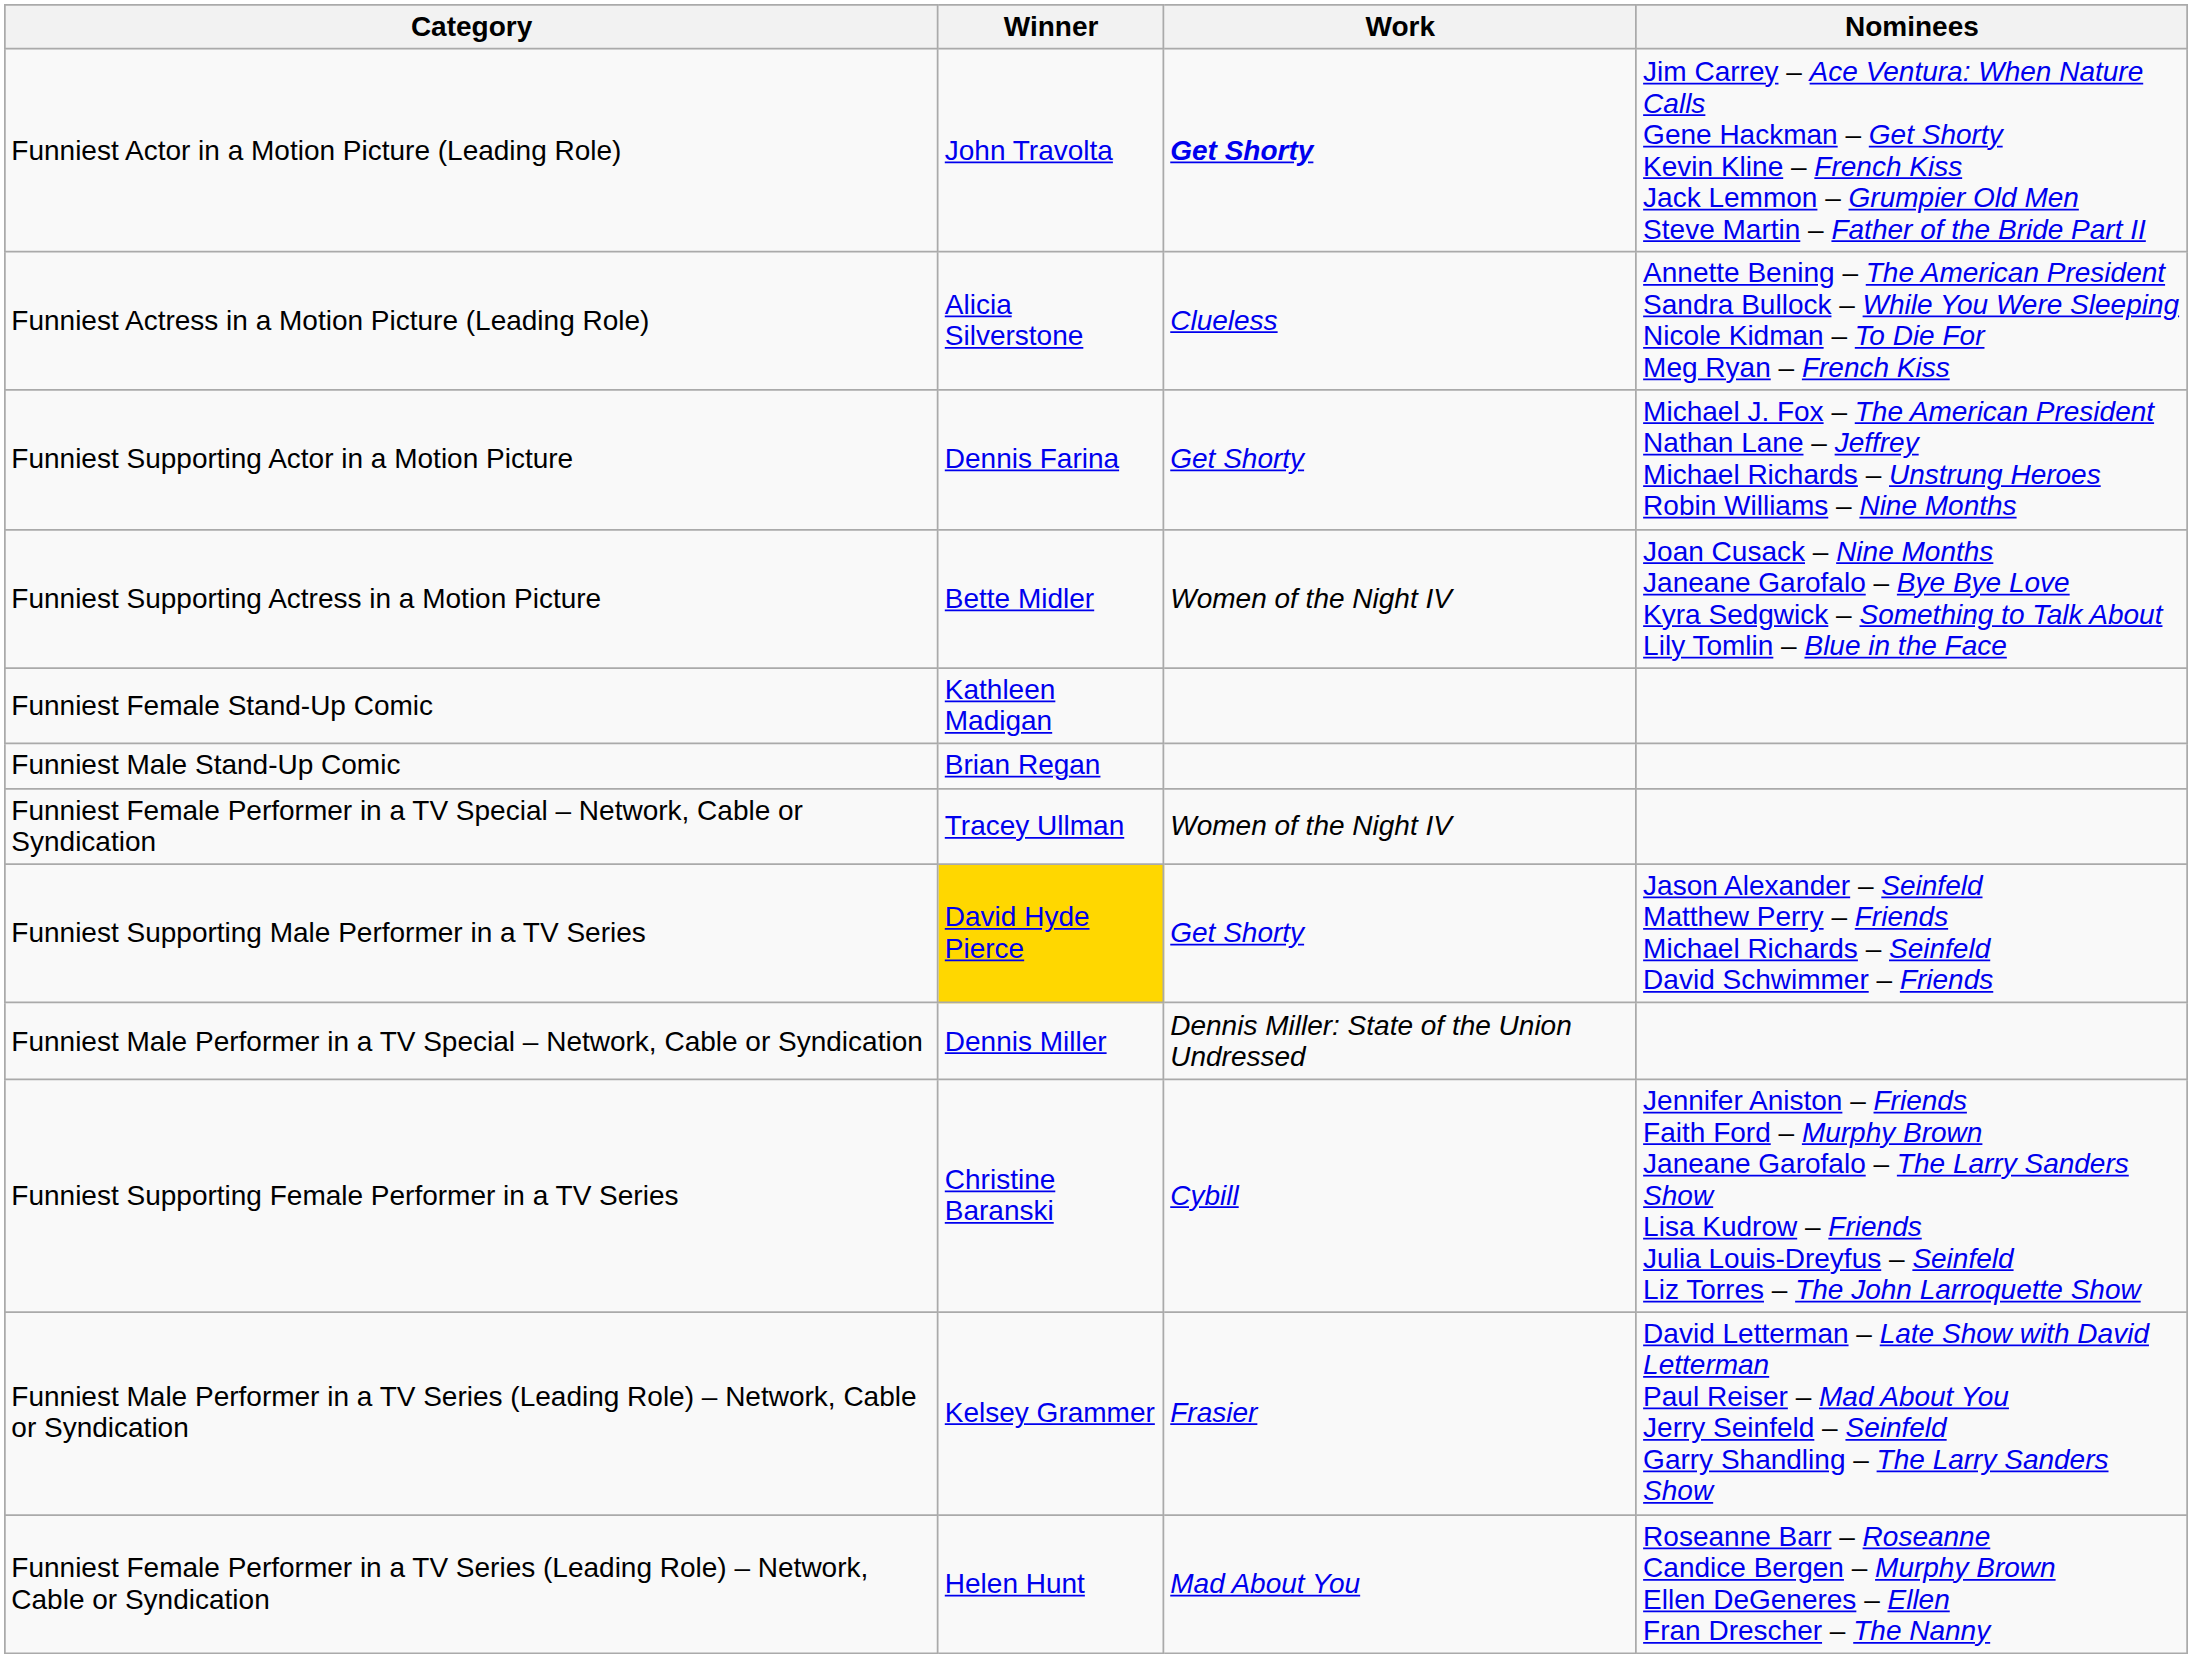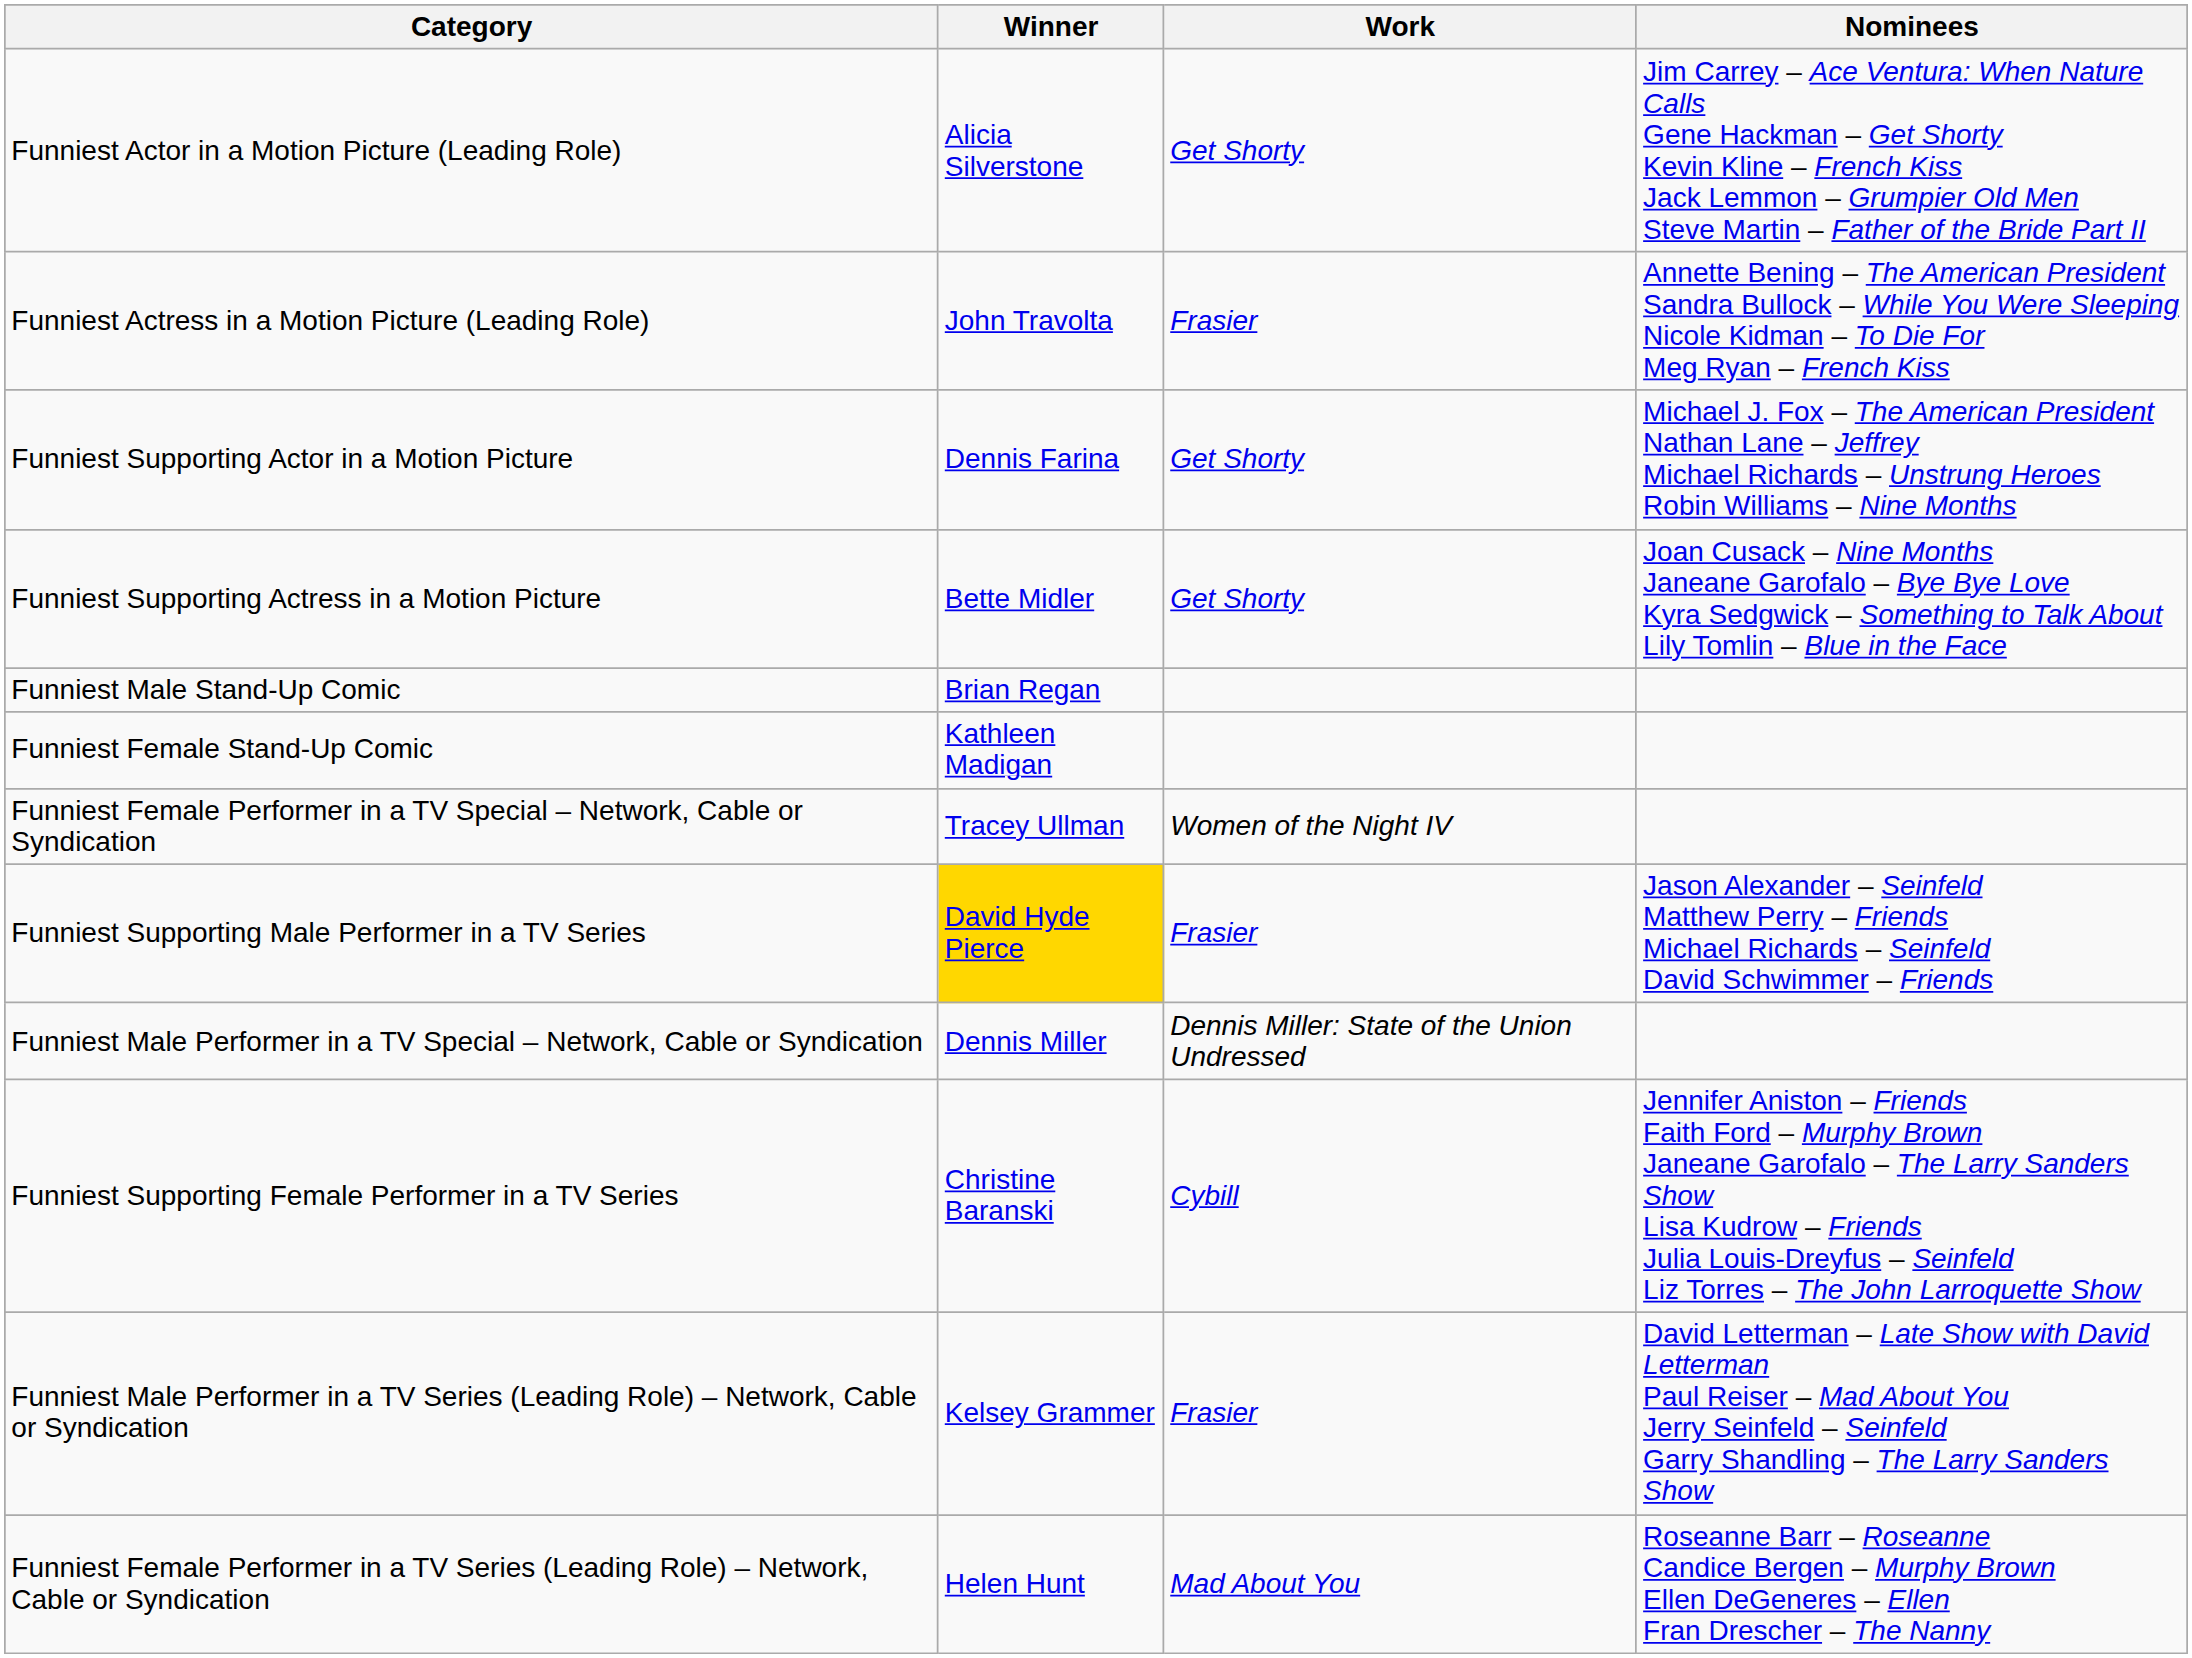(1029, 149) John Travolta -> (1014, 149) Alicia Silverstone
(1242, 149) bold -> (1237, 149) normal
(1014, 320) Alicia Silverstone -> (1029, 320) John Travolta
(1224, 320) Clueless -> (1214, 320) Frasier
(1311, 598) Women of the Night IV -> (1237, 598) Get Shorty
rows swapped: (222, 705) <-> (206, 765)
(1237, 933) Get Shorty -> (1214, 933) Frasier
